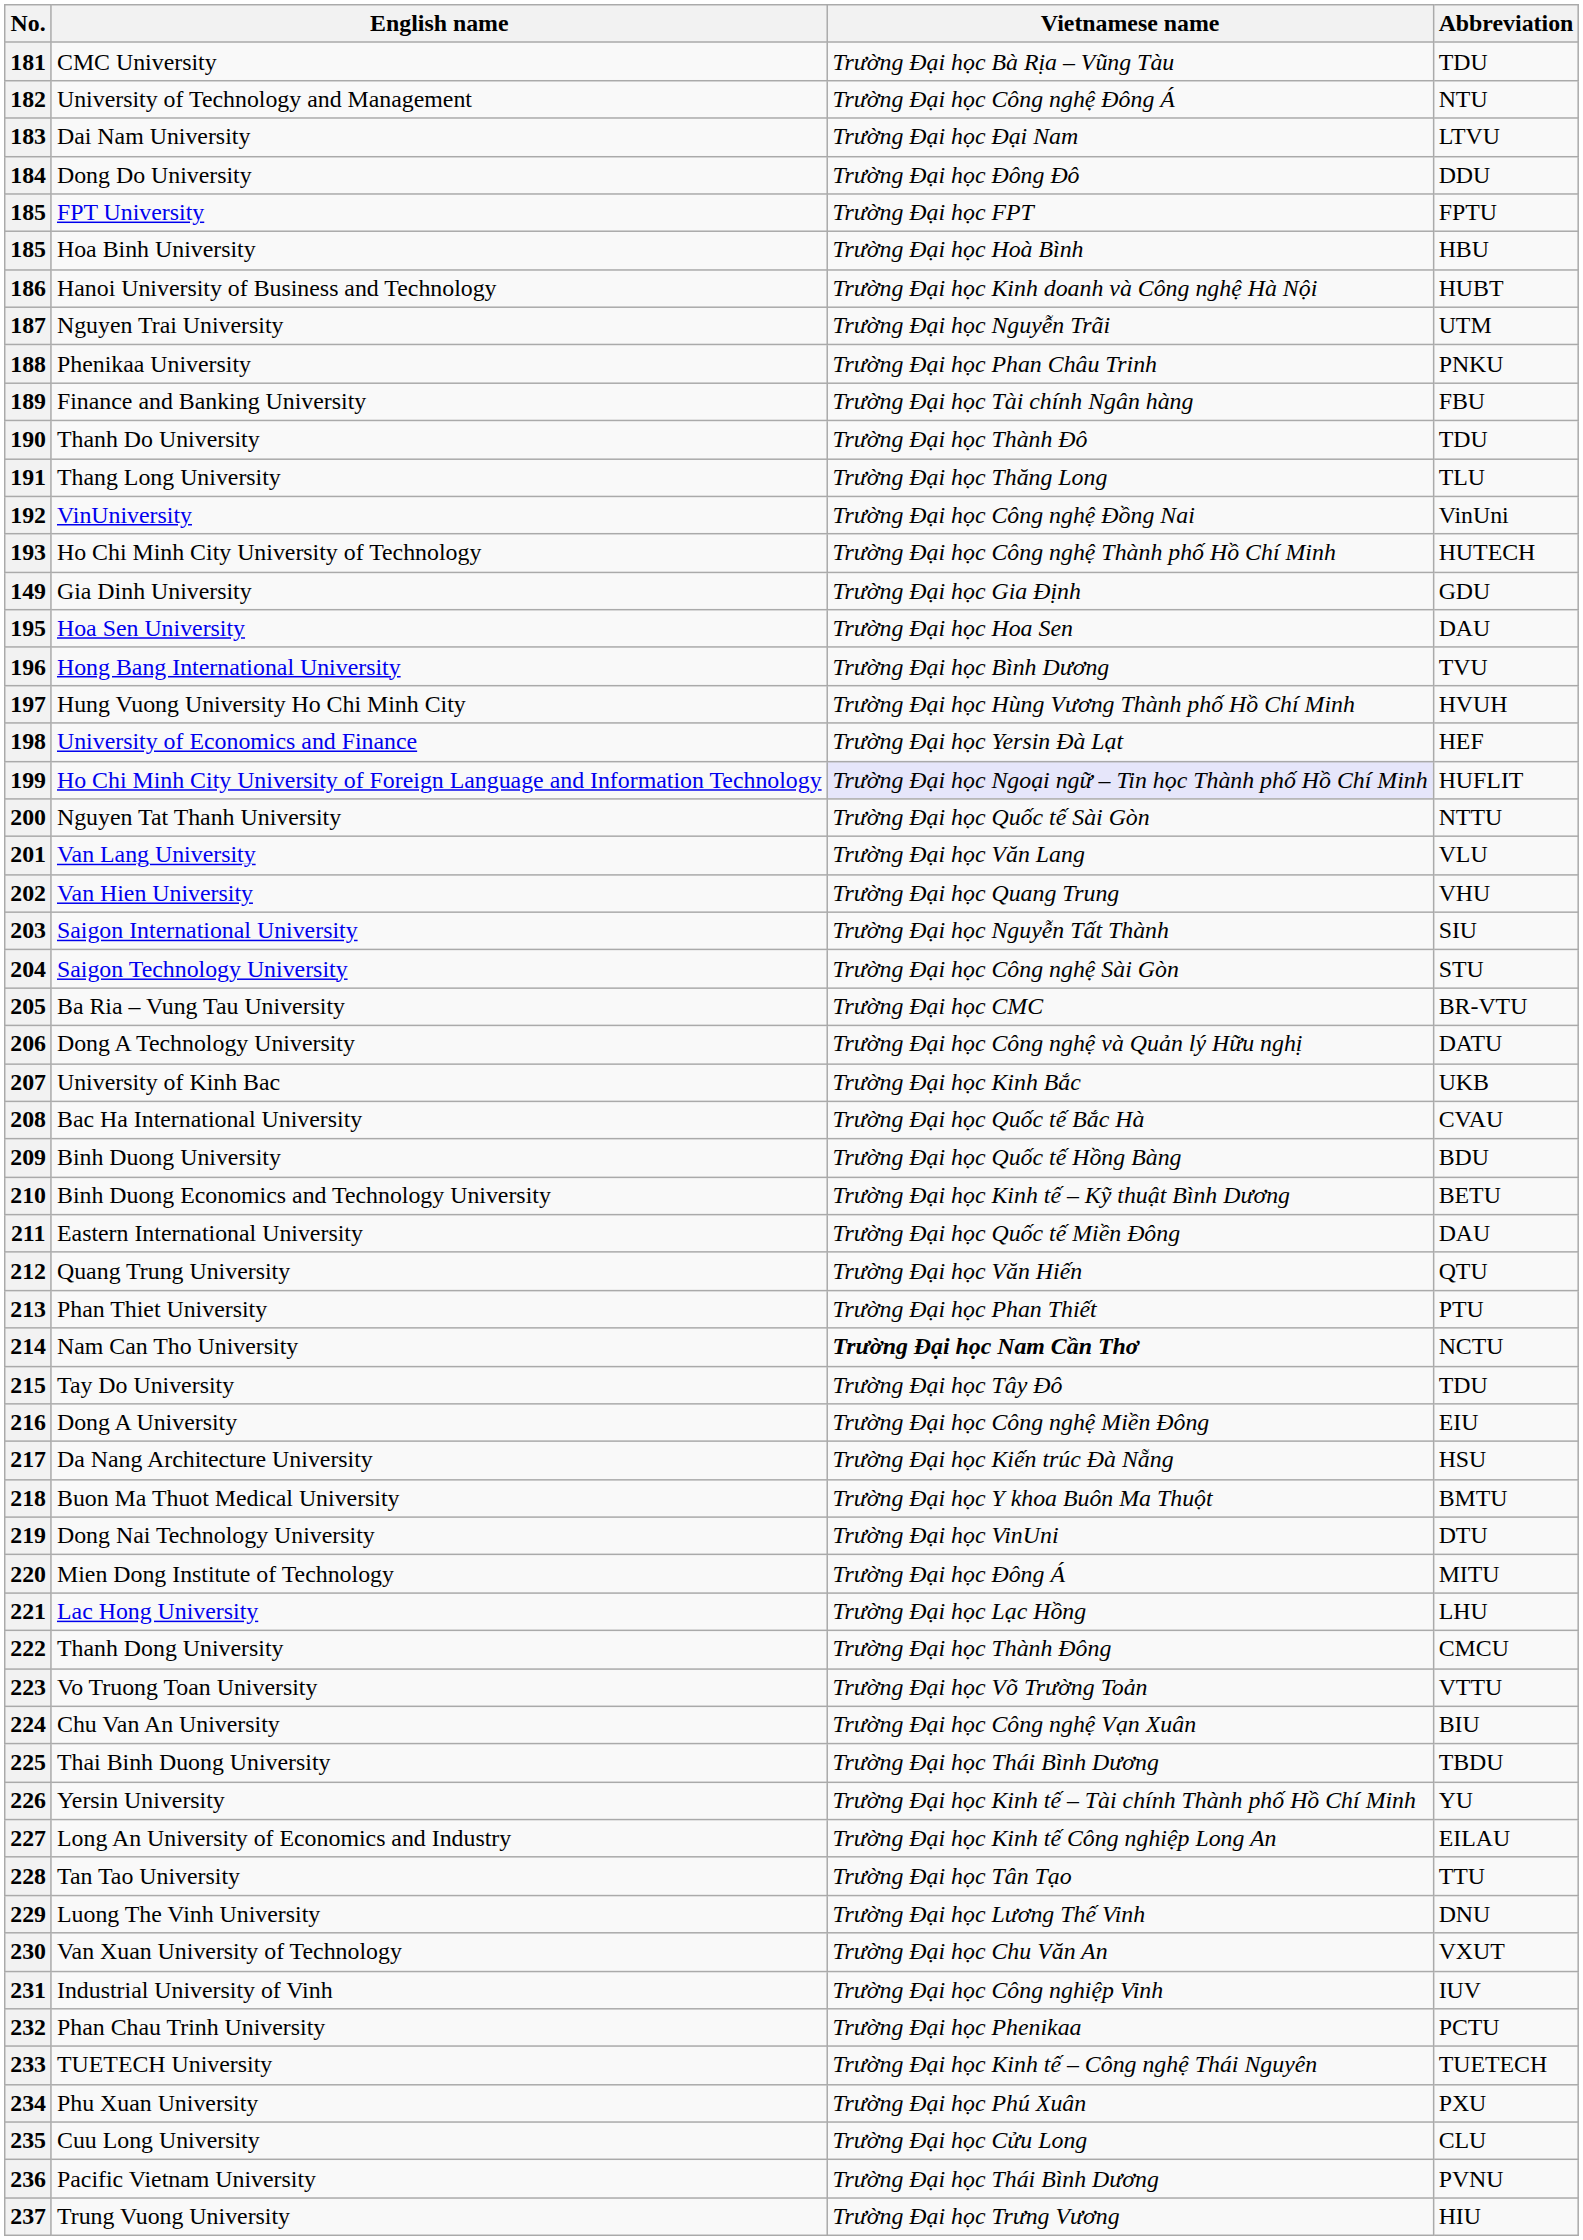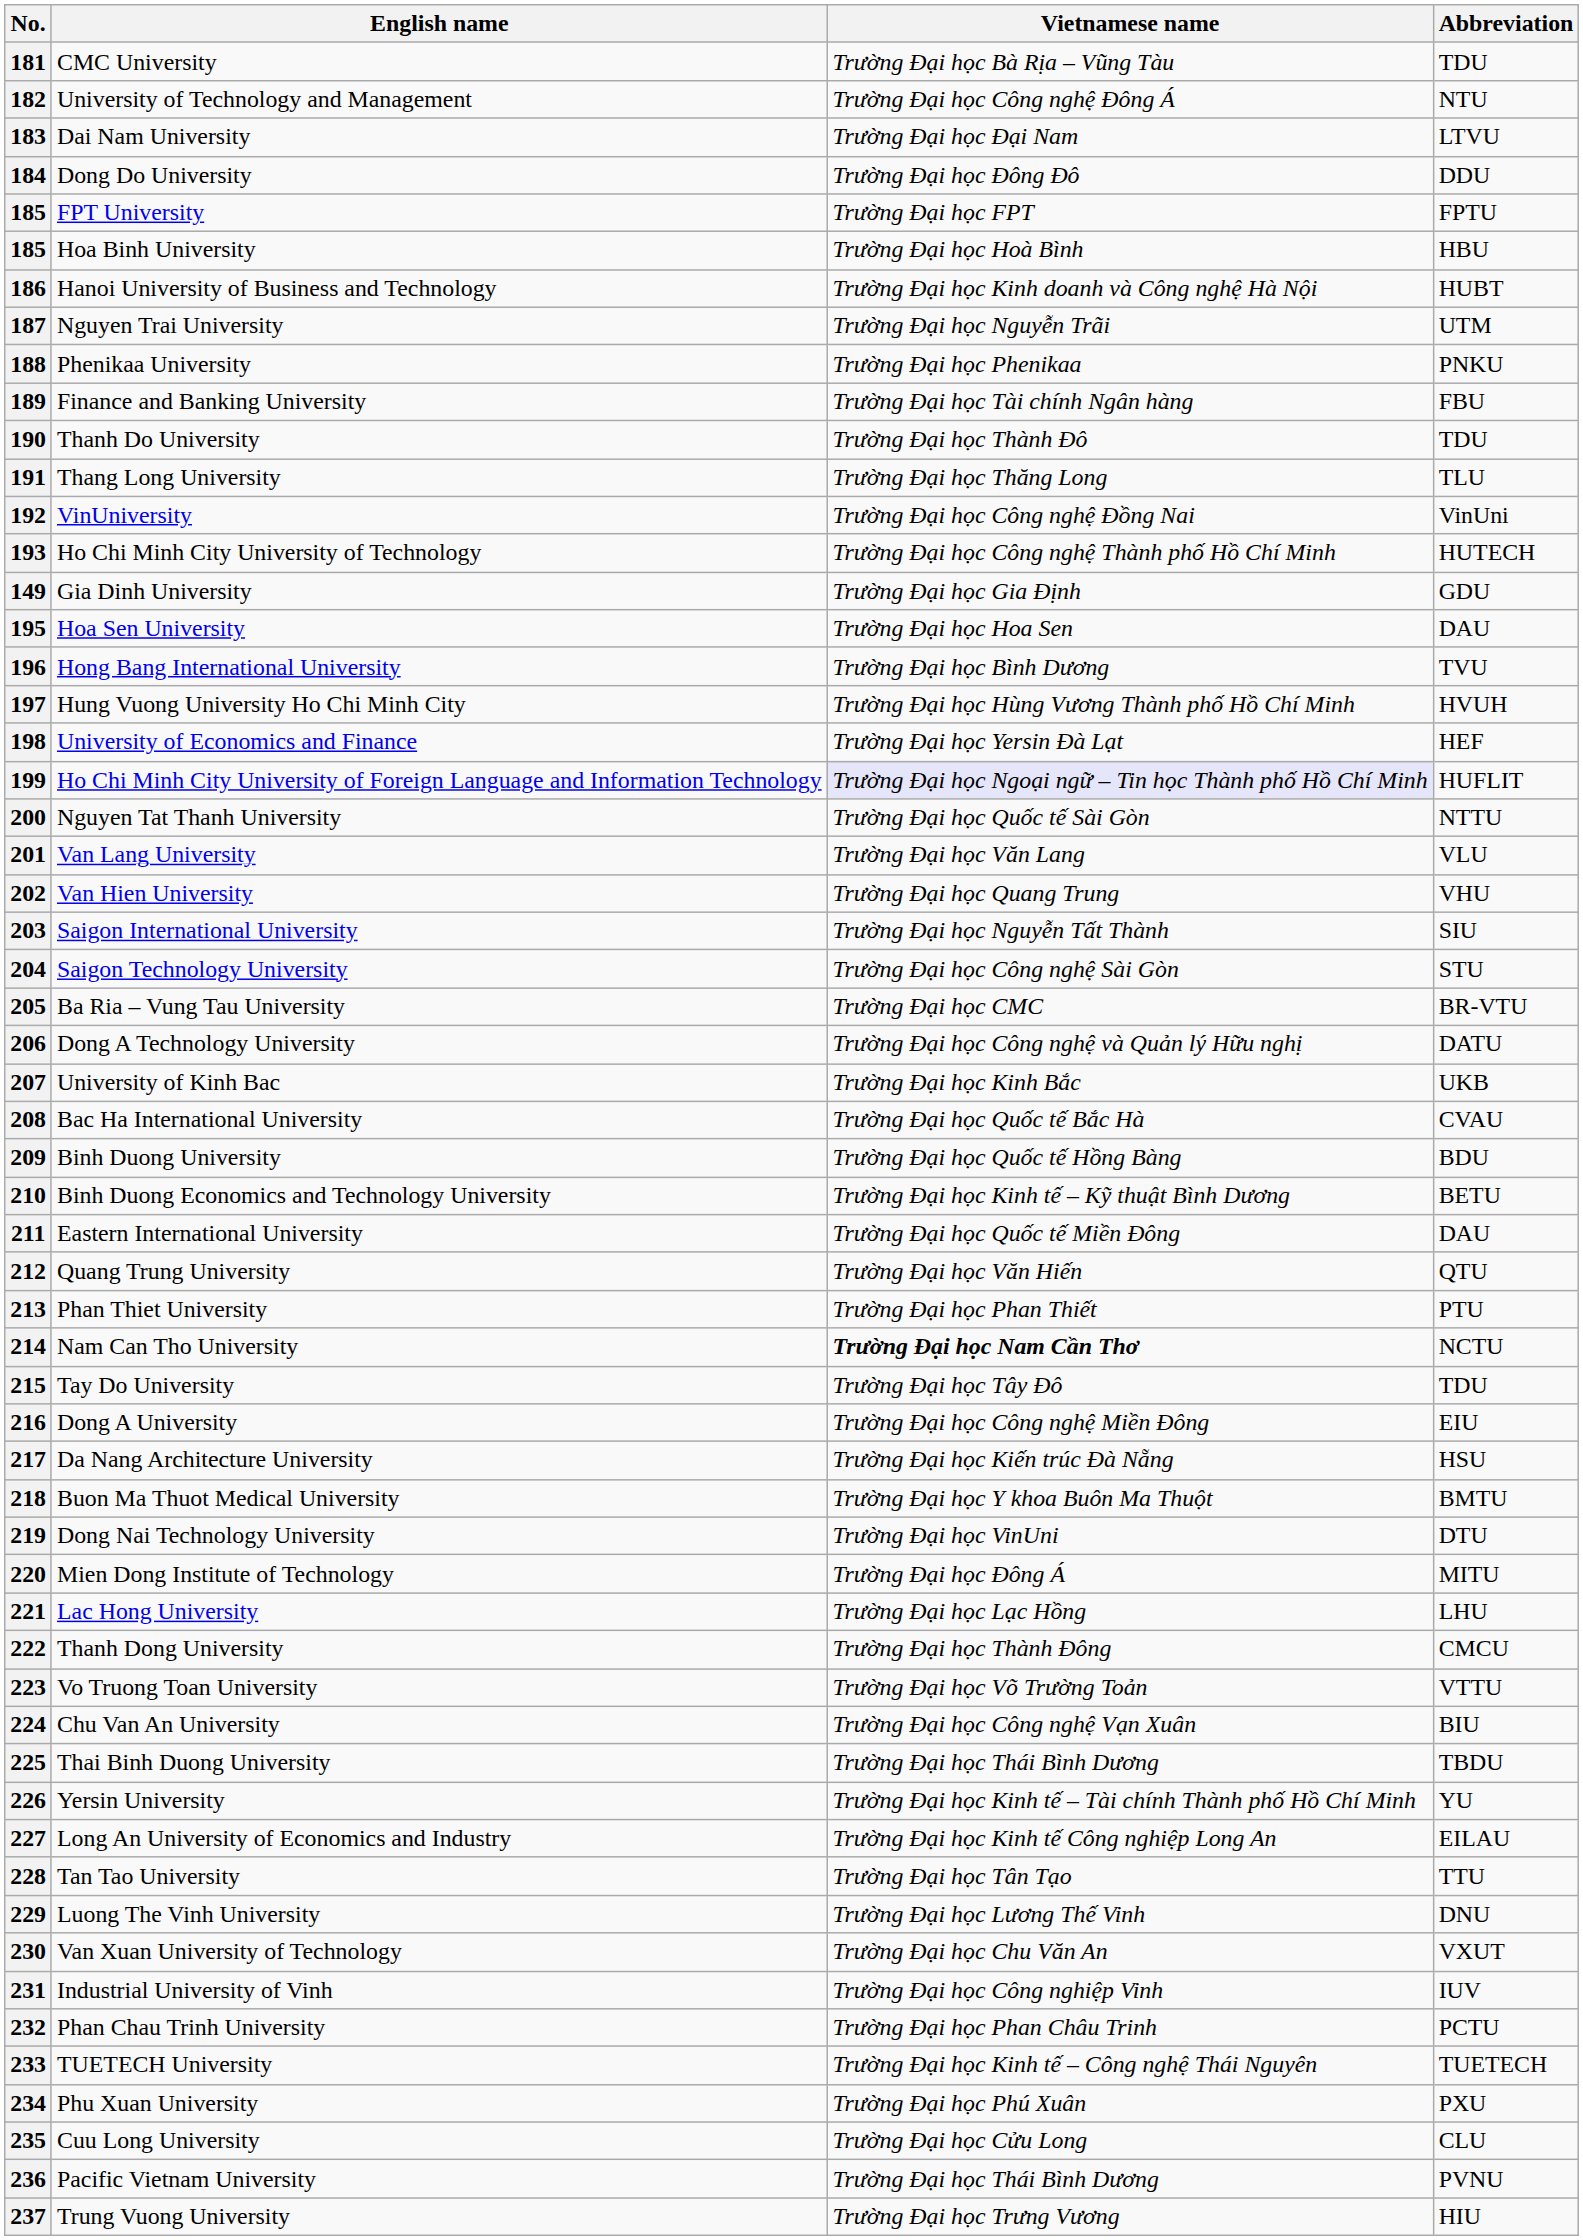(995, 363) Trường Đại học Phan Châu Trinh -> (957, 363) Trường Đại học Phenikaa
(957, 2027) Trường Đại học Phenikaa -> (995, 2027) Trường Đại học Phan Châu Trinh
